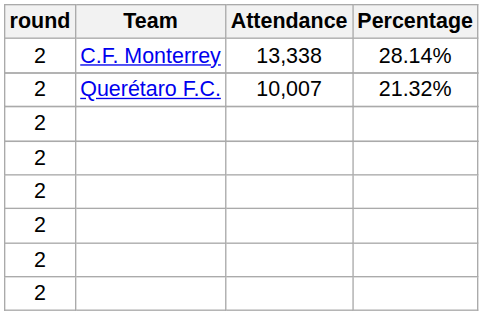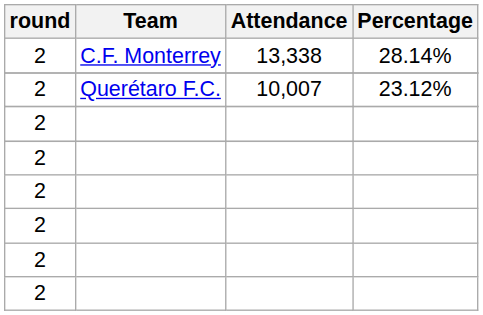(415, 89) 21.32% -> (415, 89) 23.12%
